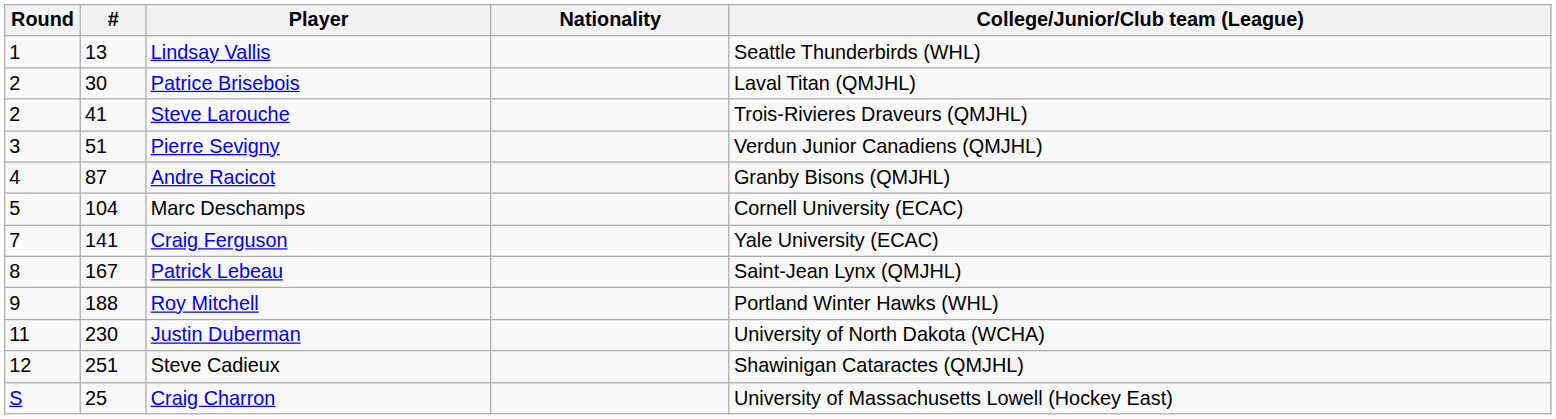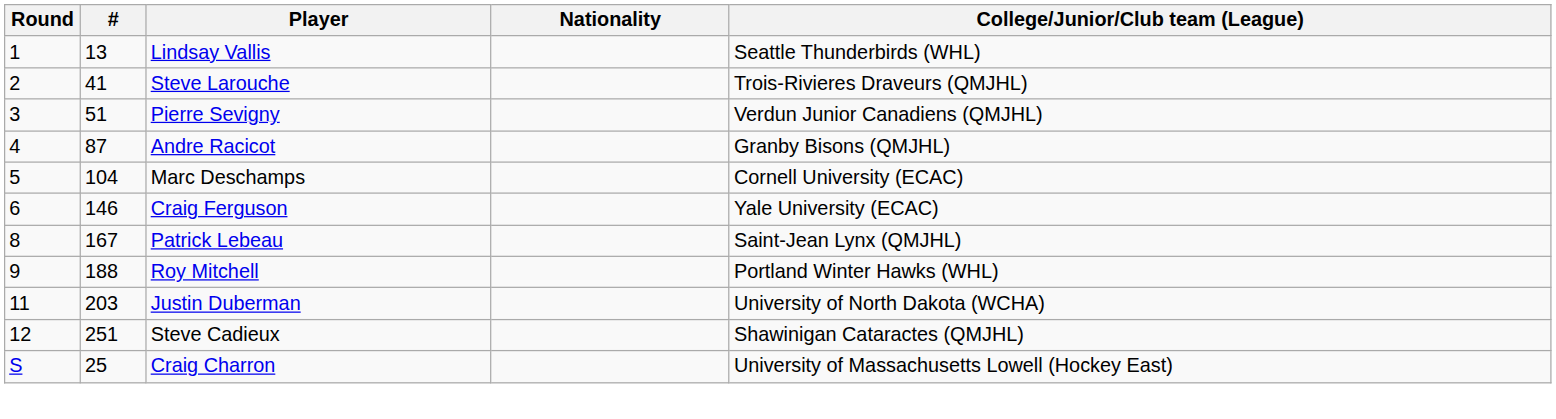- row: (225, 83)
(15, 240) 7 -> (15, 209) 6
(102, 240) 141 -> (102, 209) 146
(102, 334) 230 -> (102, 303) 203
